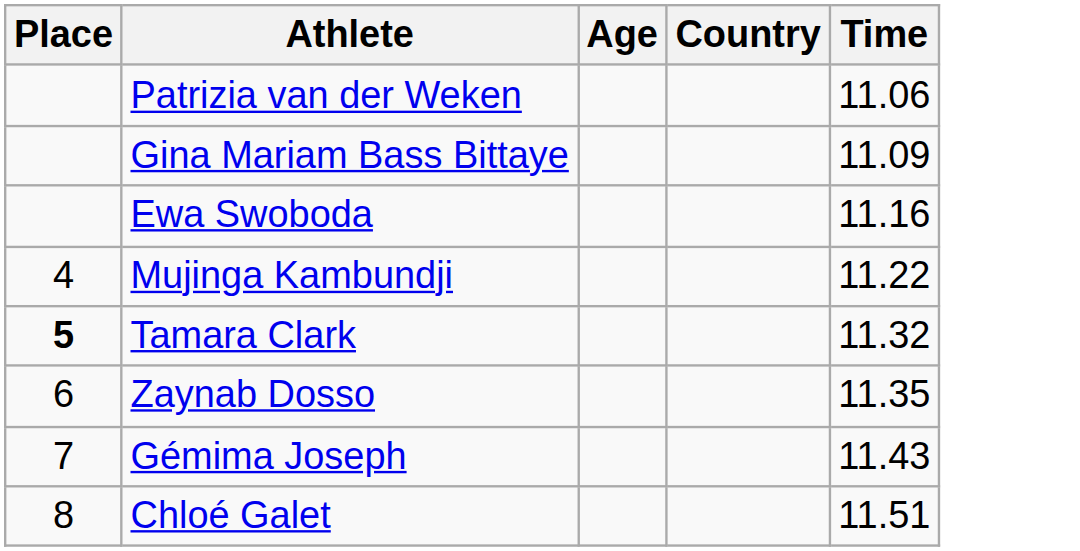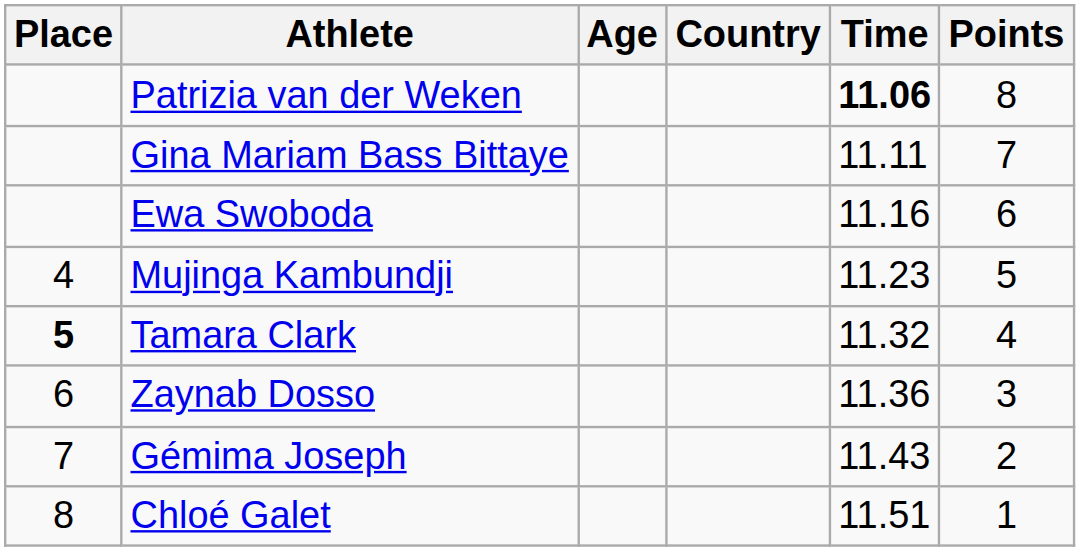+ column: (1006, 34)
(884, 94) normal -> (885, 94) bold
(884, 154) 11.09 -> (883, 154) 11.11
(884, 275) 11.22 -> (884, 275) 11.23
(884, 395) 11.35 -> (884, 395) 11.36
